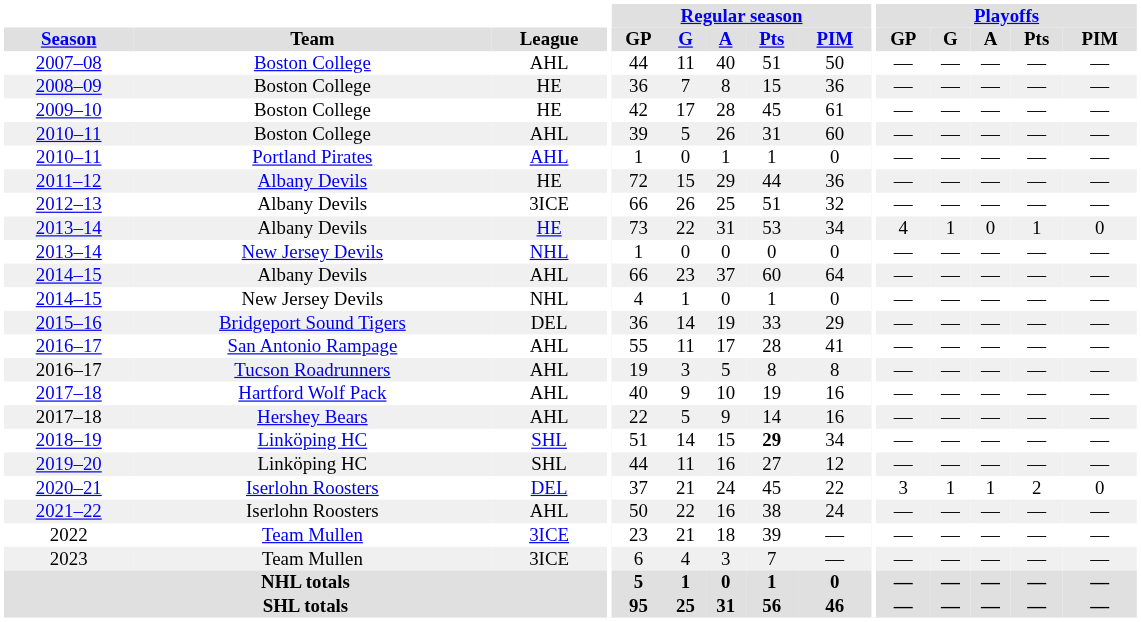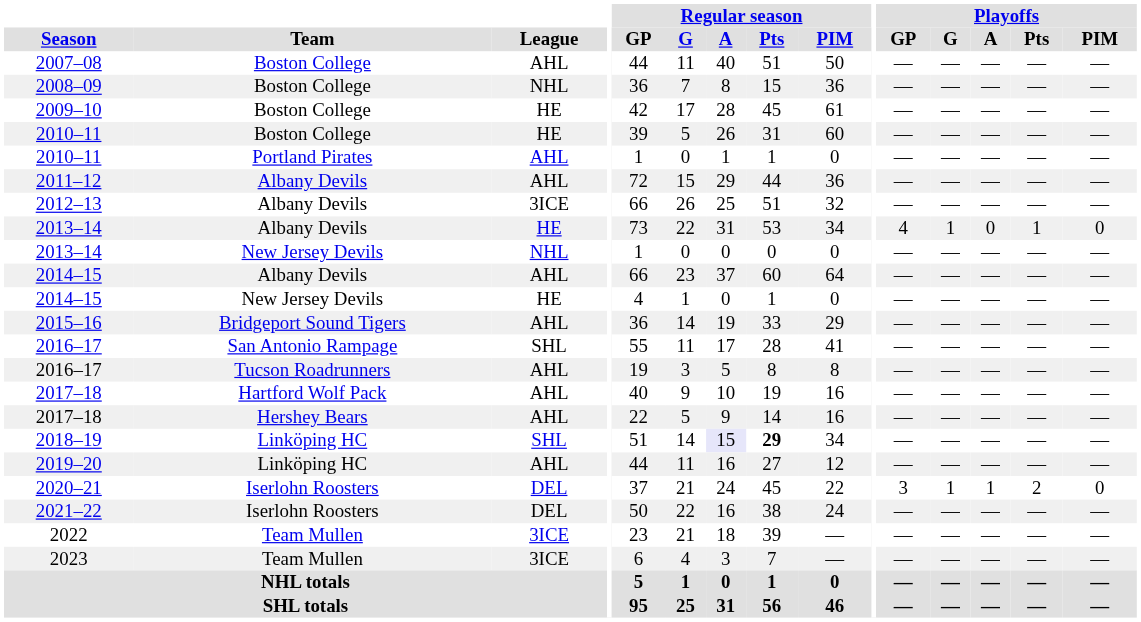(549, 86) HE -> (549, 86) NHL
(549, 133) AHL -> (549, 133) HE
(549, 180) HE -> (549, 180) AHL
(549, 298) NHL -> (549, 298) HE
(549, 322) DEL -> (549, 322) AHL
(549, 346) AHL -> (549, 346) SHL
(726, 440) no background -> (726, 440) lavender background
(549, 464) SHL -> (549, 464) AHL
(549, 511) AHL -> (549, 511) DEL
